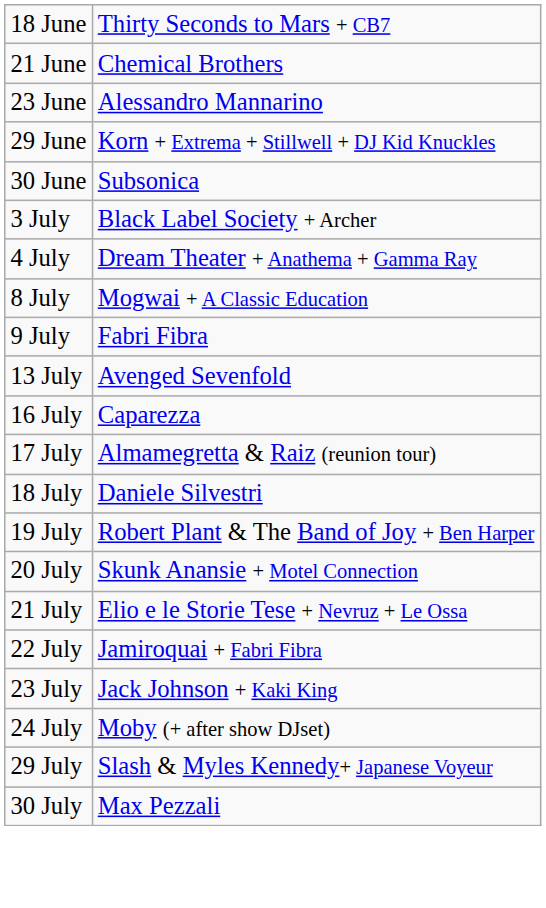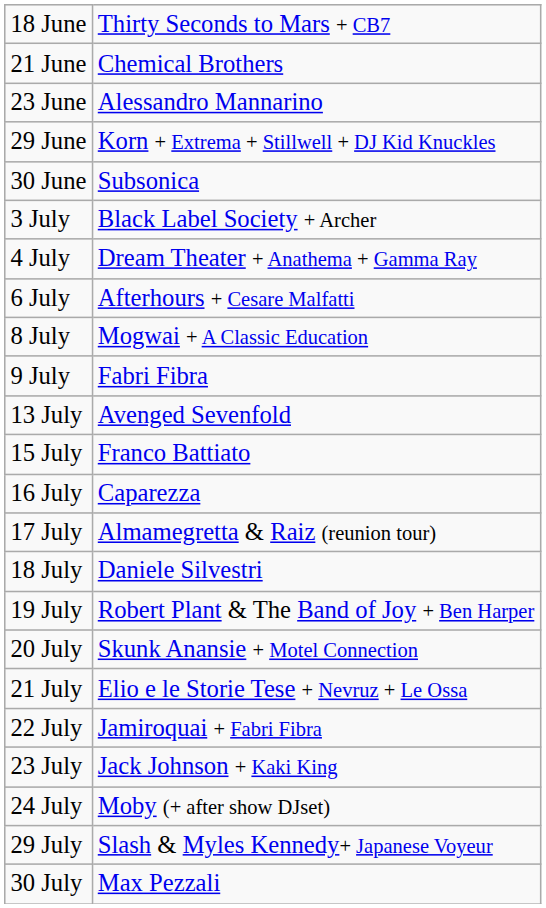+ row: (40, 297)
+ row: (46, 453)
